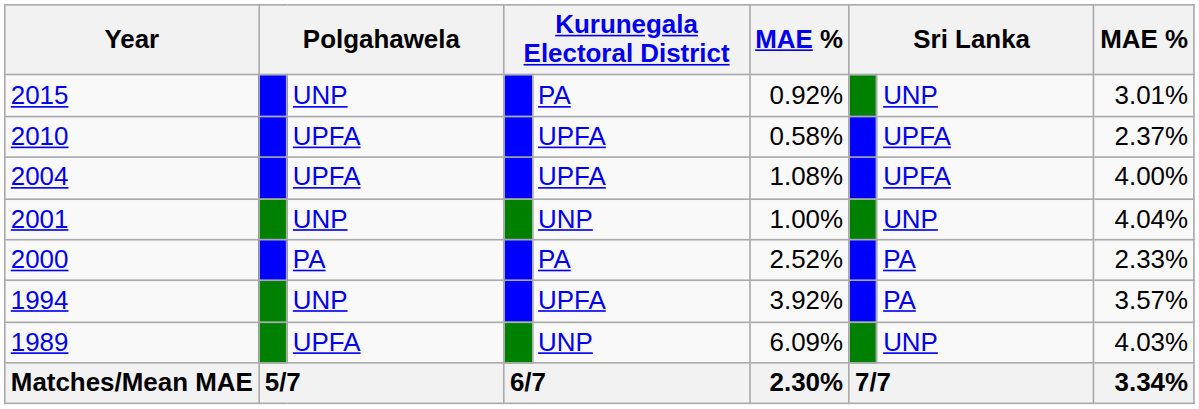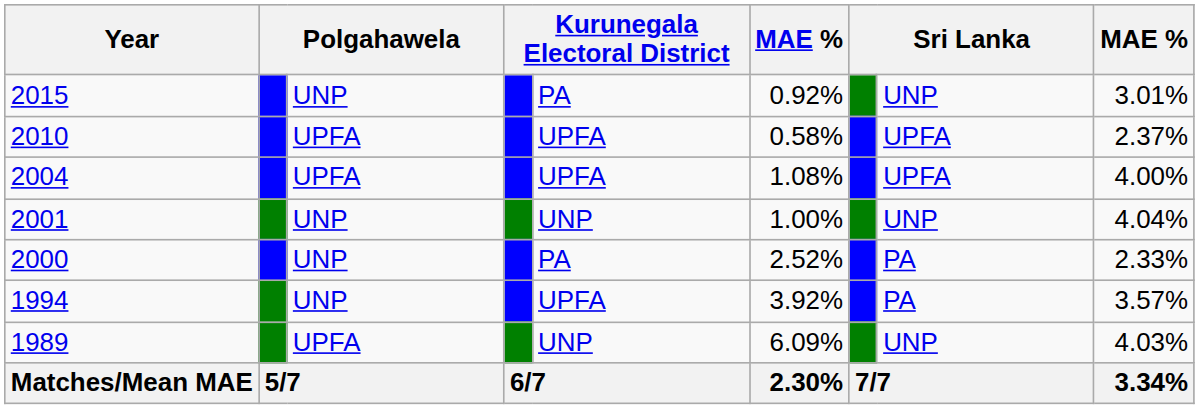(309, 259) PA -> (320, 259) UNP
